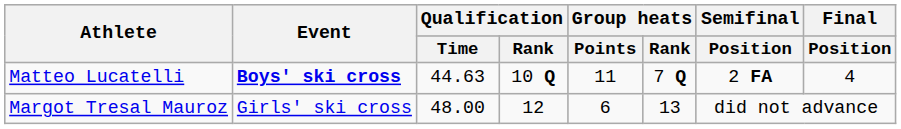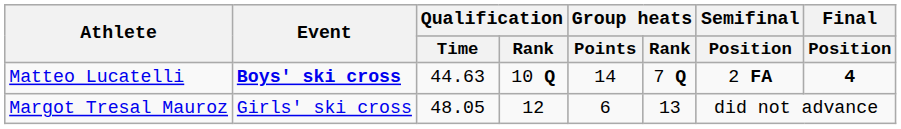(605, 78) 11 -> (605, 78) 14
(850, 78) normal -> (850, 78) bold
(458, 108) 48.00 -> (458, 108) 48.05
